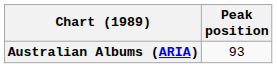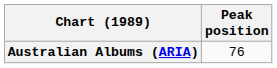(237, 52) 93 -> (237, 52) 76
